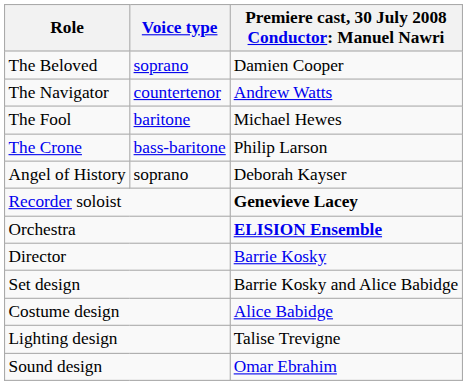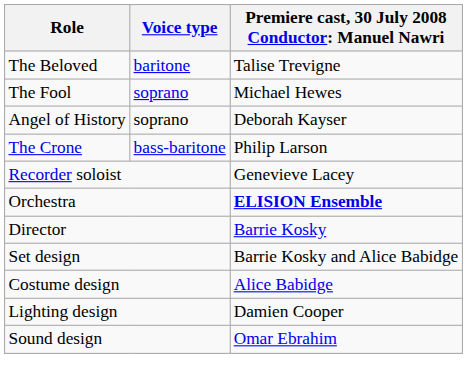(161, 65) soprano -> (162, 65) baritone
(289, 65) Damien Cooper -> (287, 65) Talise Trevigne
- row: (59, 92)
(162, 119) baritone -> (161, 92) soprano
rows swapped: (67, 174) <-> (45, 147)
(296, 202) bold -> (294, 174) normal
(287, 339) Talise Trevigne -> (289, 311) Damien Cooper
